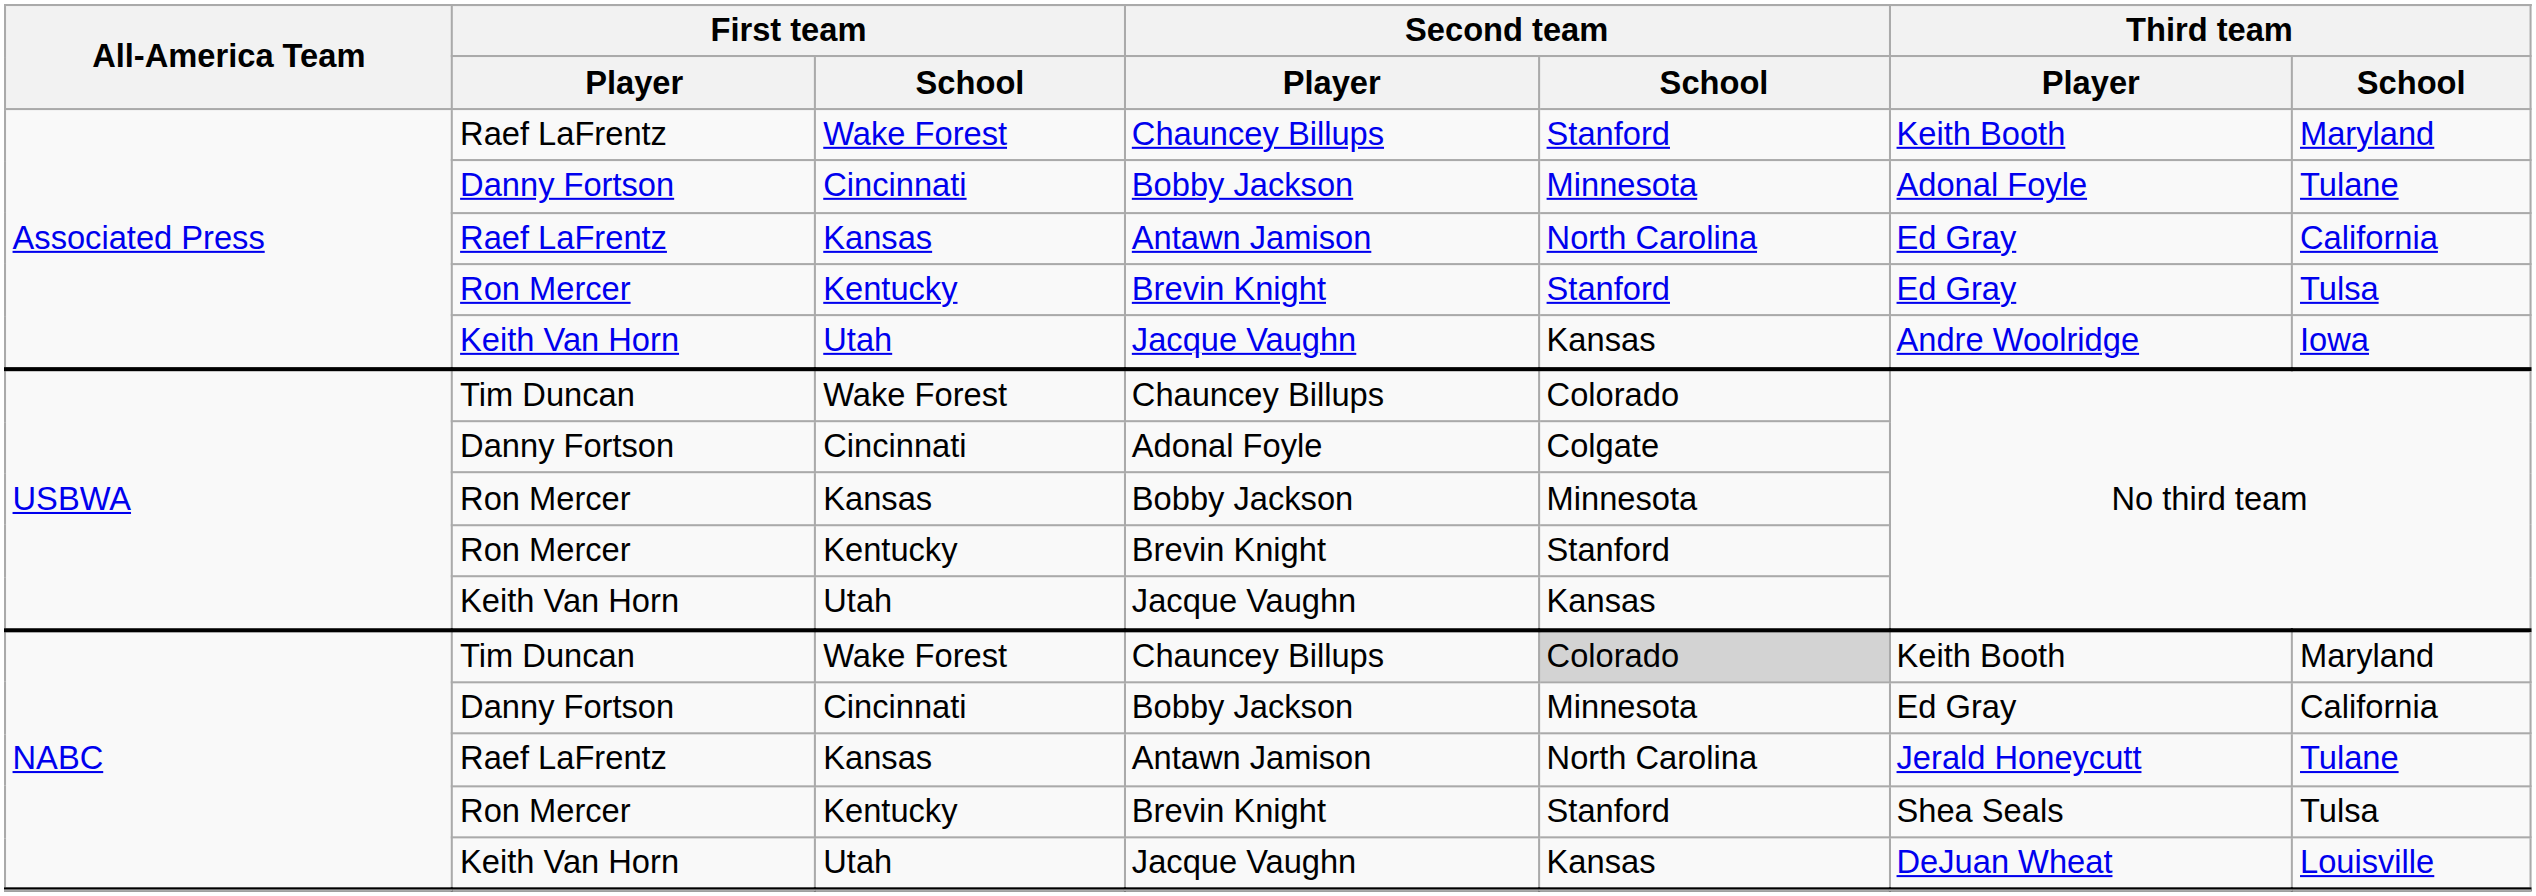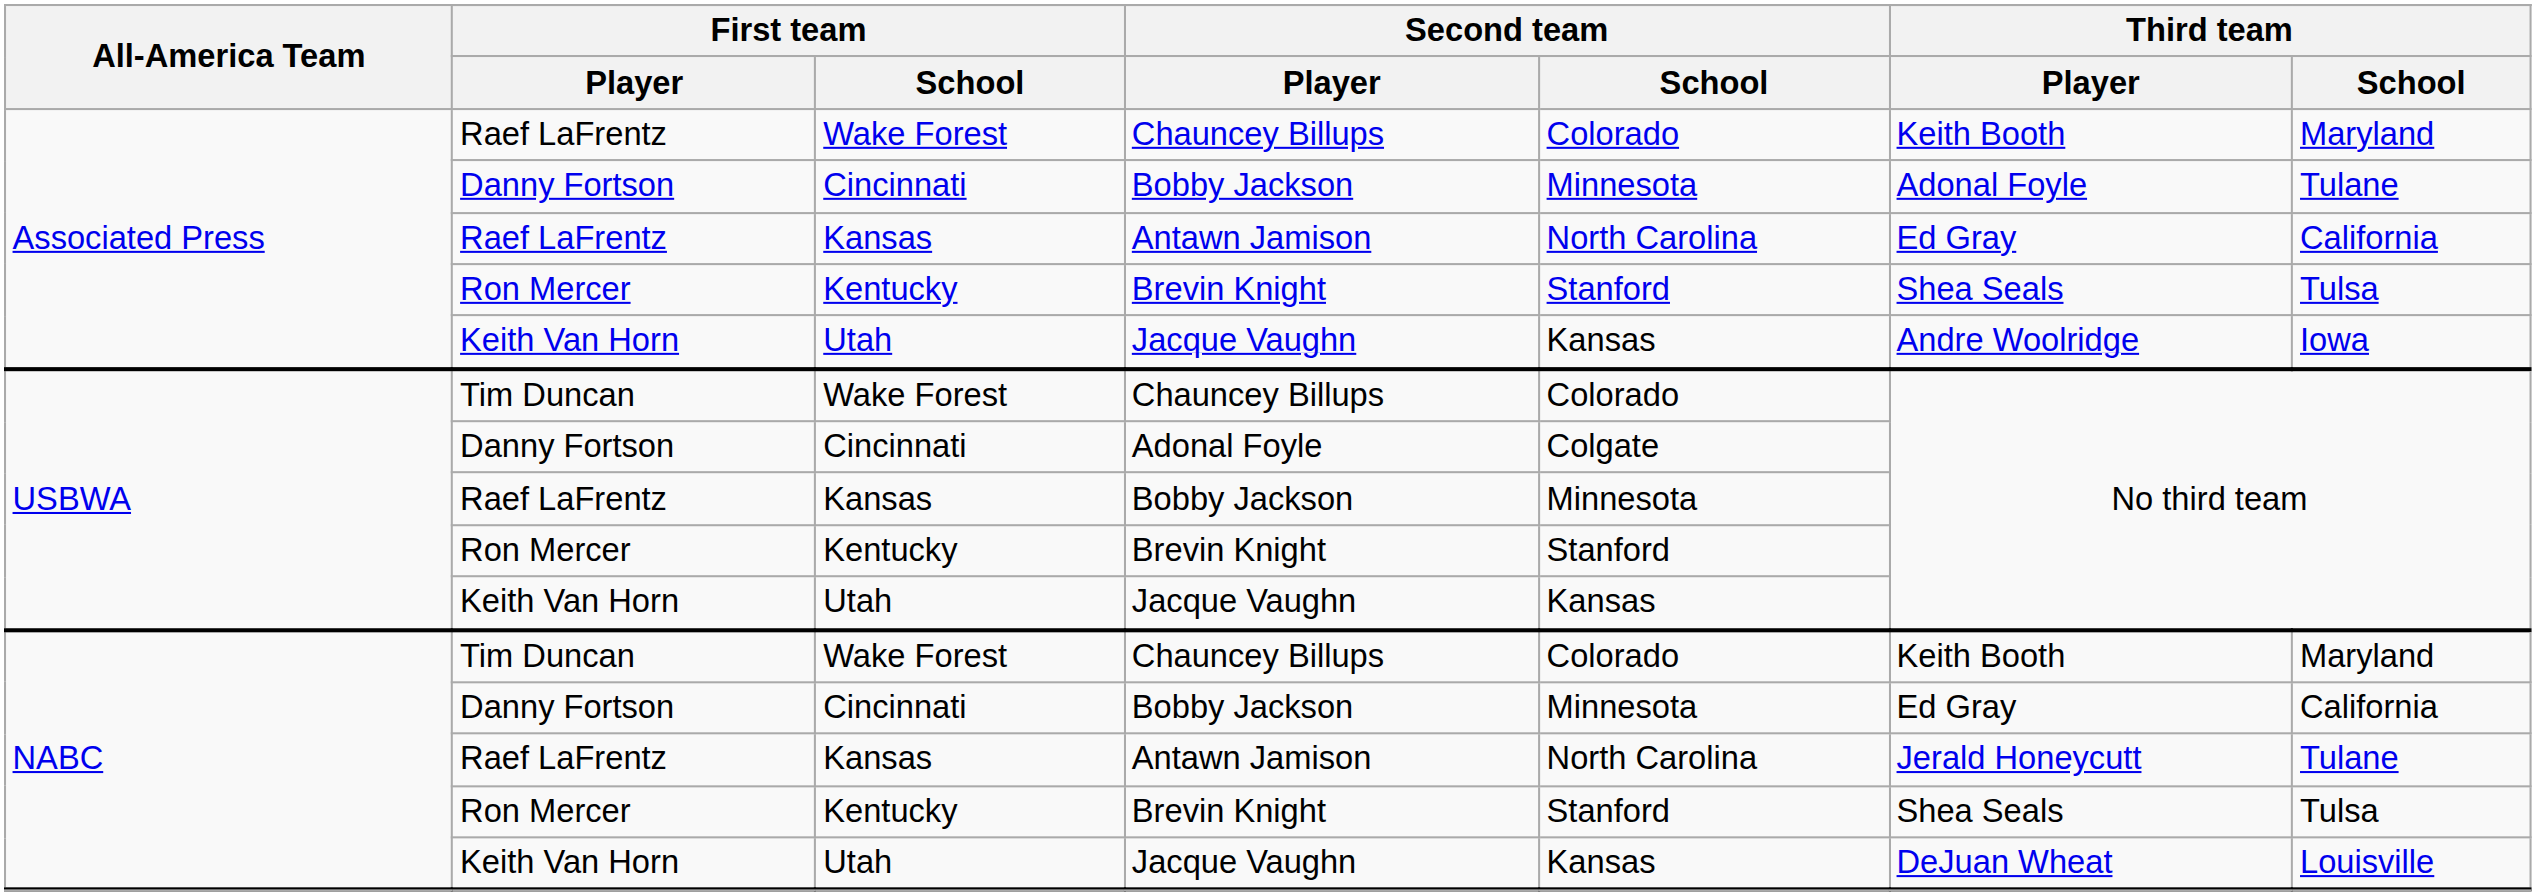(1608, 133) Stanford -> (1613, 133) Colorado
(1956, 289) Ed Gray -> (1980, 289) Shea Seals
(545, 498) Ron Mercer -> (564, 498) Raef LaFrentz
(1613, 655) lightgrey background -> (1613, 655) no background
